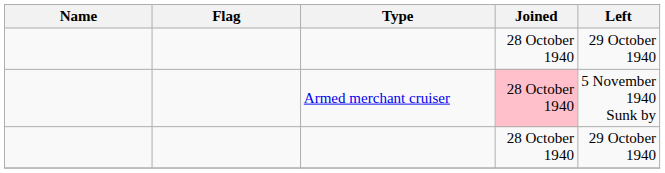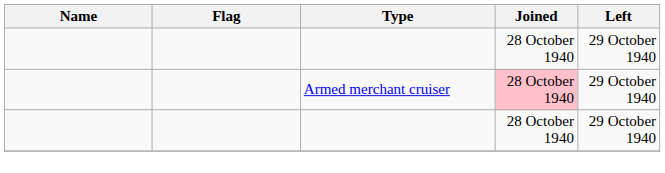(619, 97) 5 November 1940 Sunk by -> (622, 89) 29 October 1940
